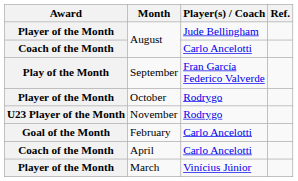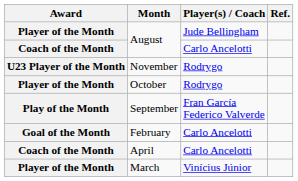rows swapped: (66, 72) <-> (66, 114)
